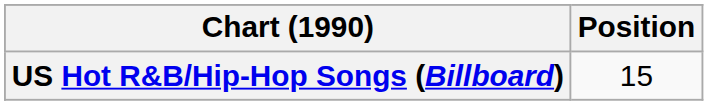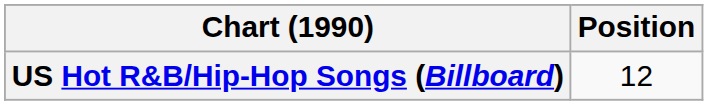(636, 75) 15 -> (636, 75) 12
